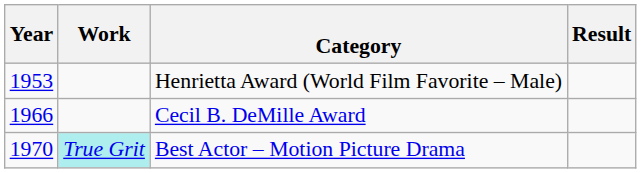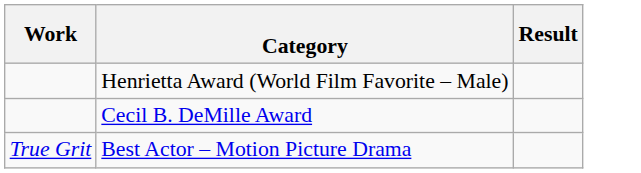- column: (31, 33)
(104, 149) paleturquoise background -> (51, 149) no background
